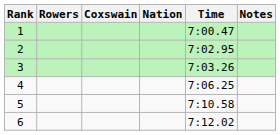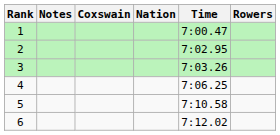columns swapped: (59, 13) <-> (256, 13)
